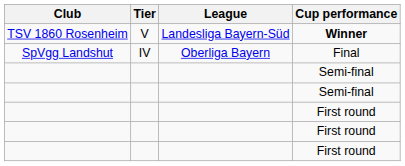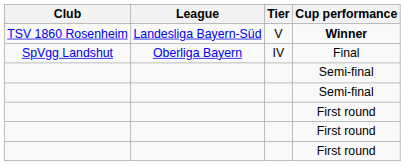columns swapped: (226, 14) <-> (145, 14)
